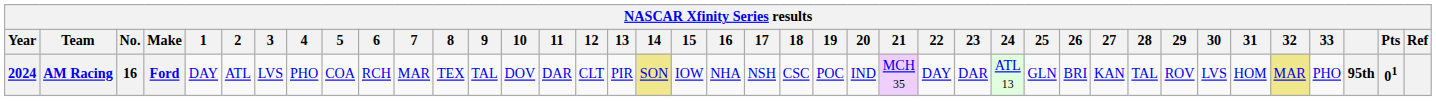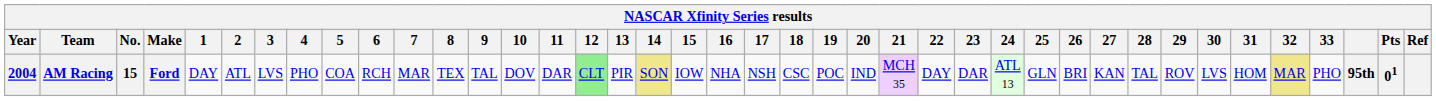(22, 74) 2024 -> (22, 74) 2004
(130, 74) 16 -> (130, 74) 15
(591, 74) no background -> (591, 74) lightgreen background
